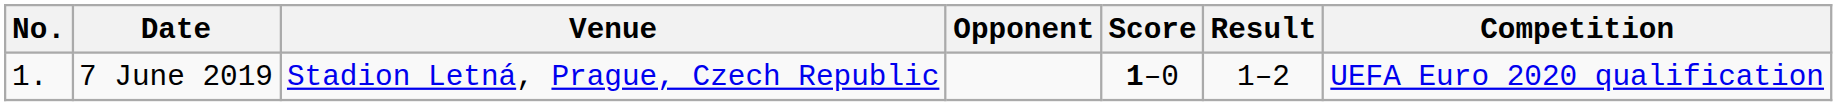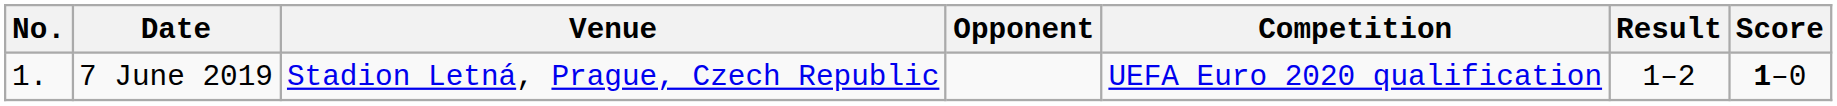columns swapped: (1152, 29) <-> (1577, 29)
